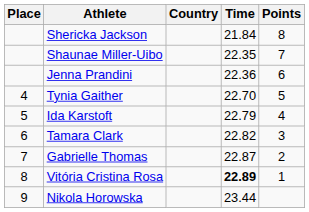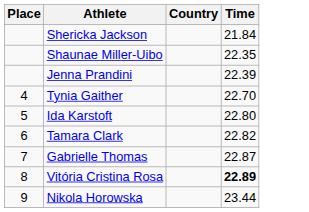- column: (281, 14)
(240, 75) 22.36 -> (240, 75) 22.39
(240, 116) 22.79 -> (240, 116) 22.80
